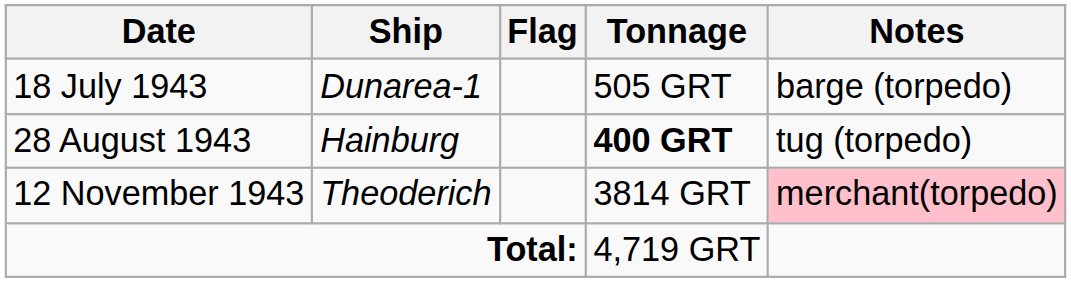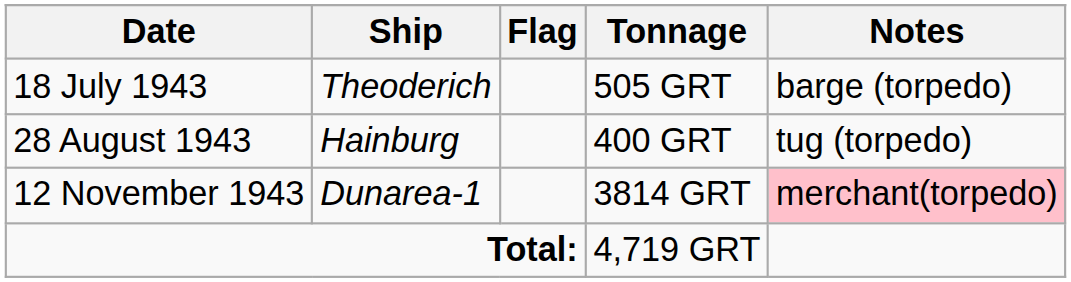(401, 85) Dunarea-1 -> (406, 85) Theoderich
(663, 140) bold -> (663, 140) normal
(406, 194) Theoderich -> (401, 194) Dunarea-1
